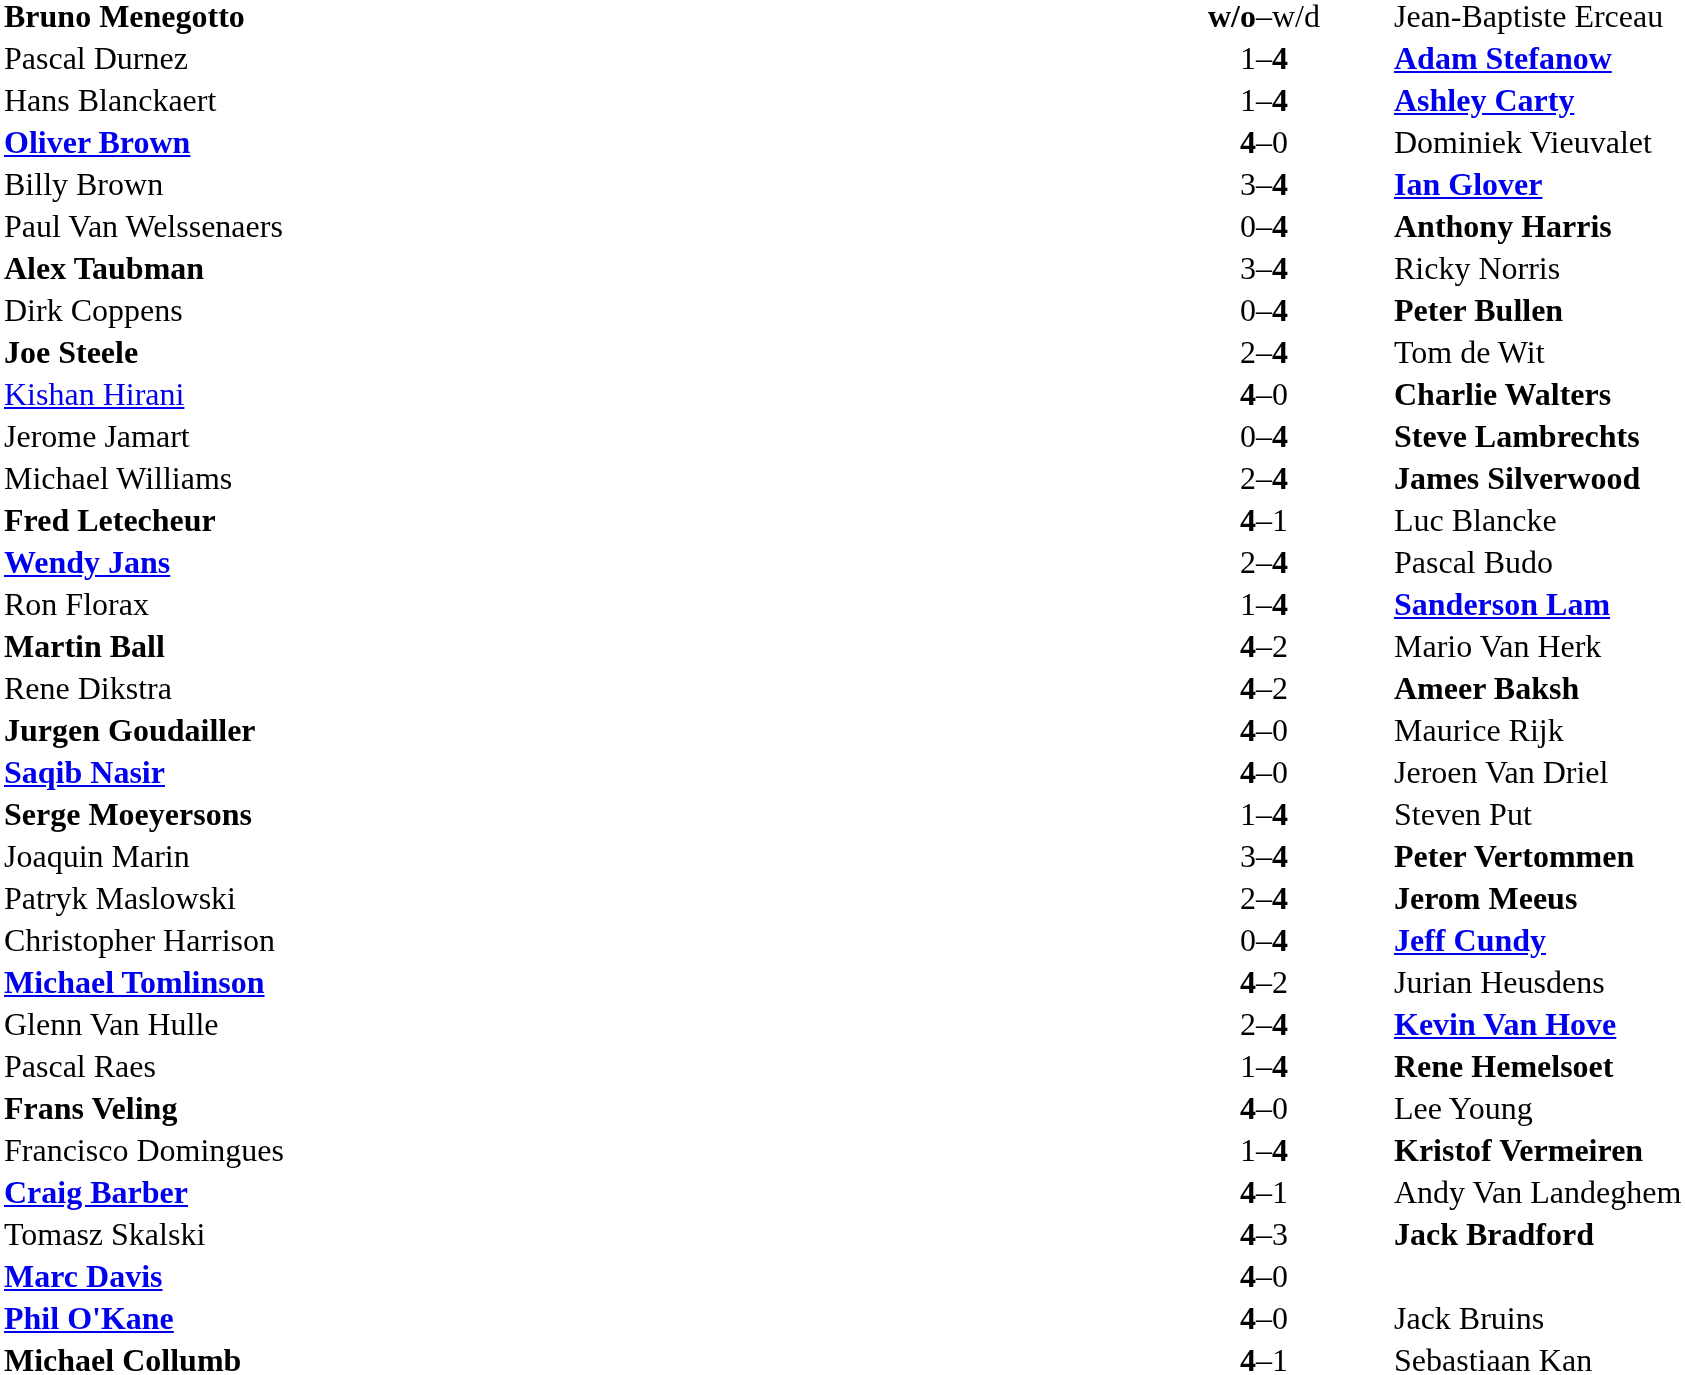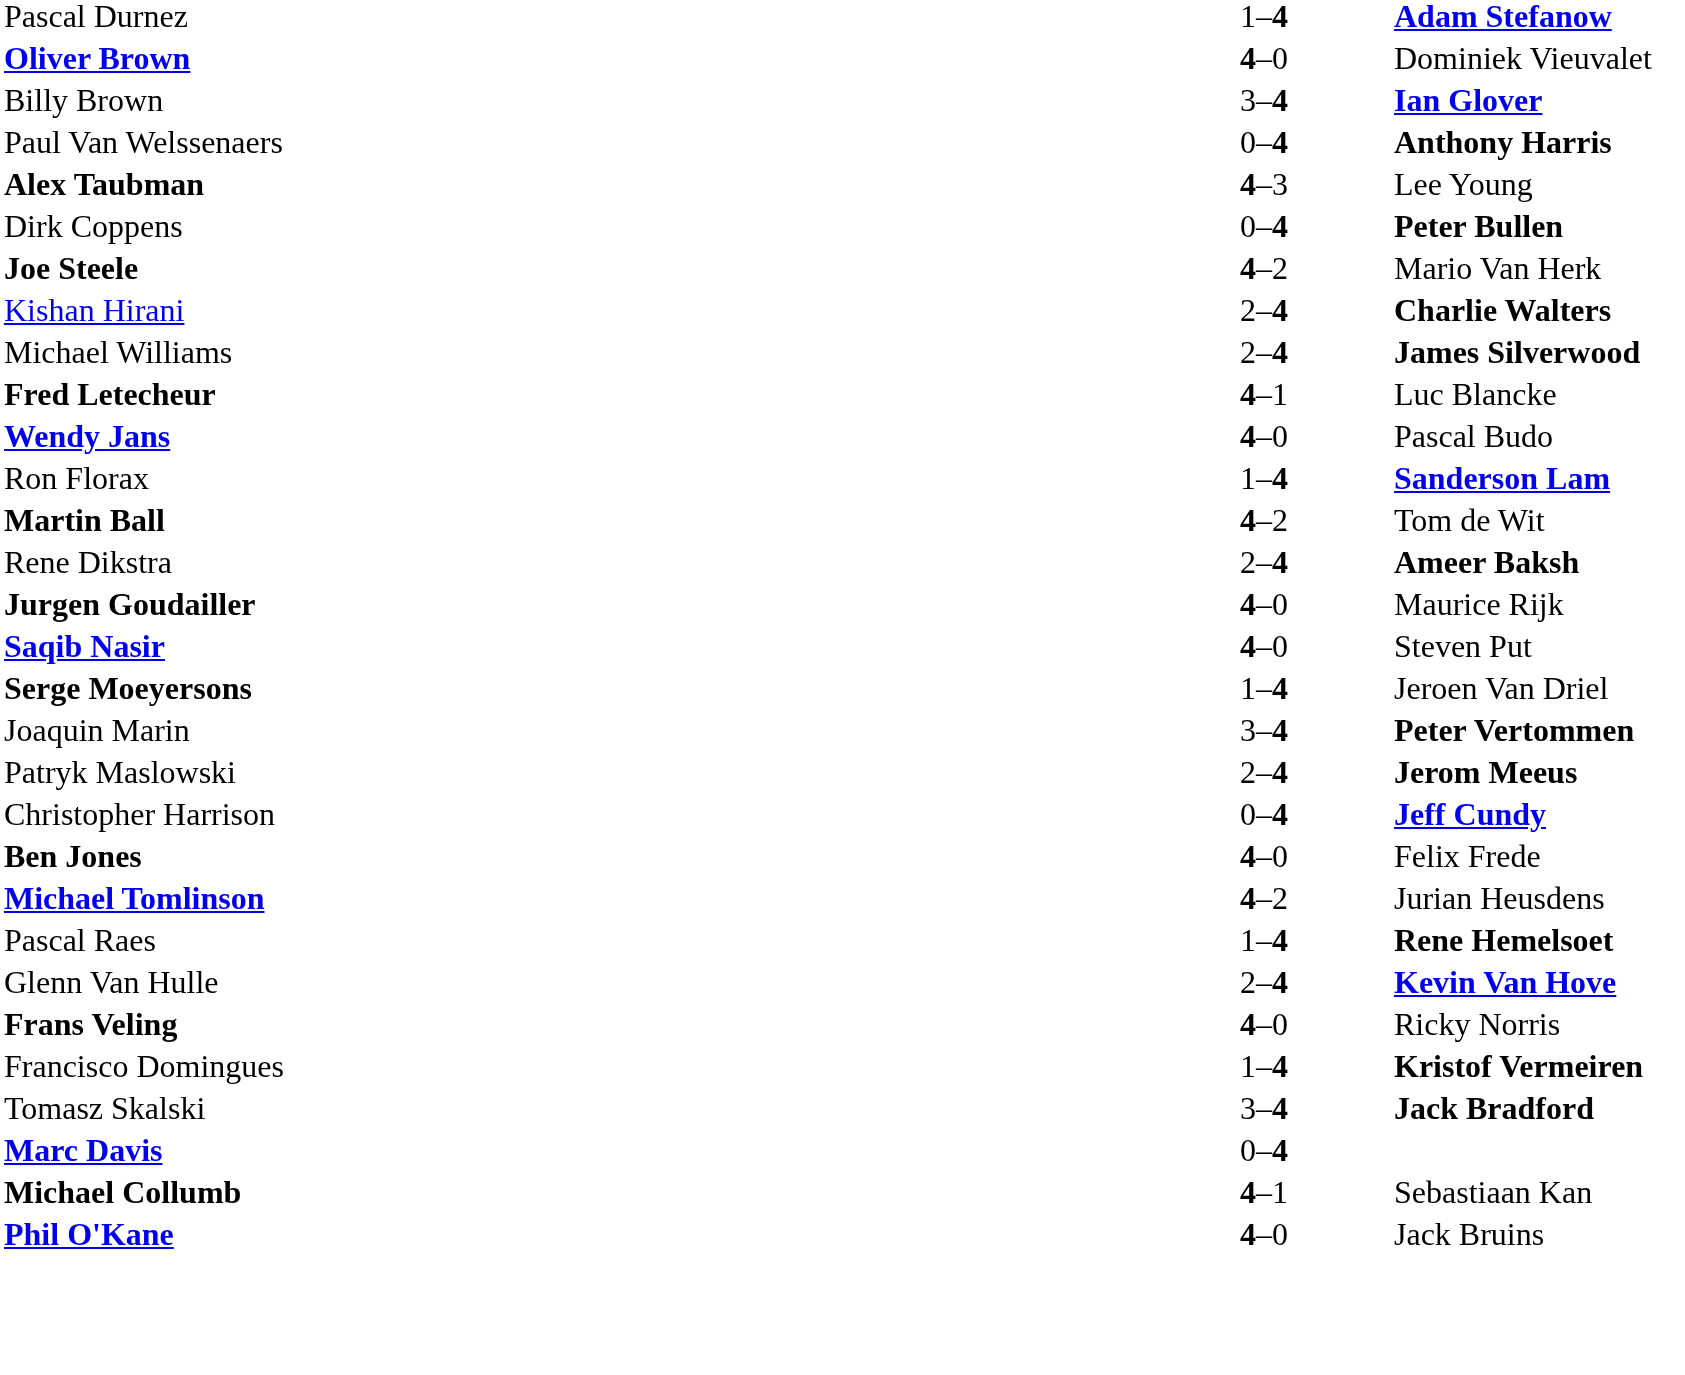- row: (124, 16)
- row: (110, 100)
(1264, 268) 3–4 -> (1264, 184) 4–3
(1477, 268) Ricky Norris -> (1463, 184) Lee Young
(1264, 352) 2–4 -> (1264, 268) 4–2
(1469, 352) Tom de Wit -> (1498, 268) Mario Van Herk
(1264, 394) 4–0 -> (1264, 310) 2–4
- row: (97, 436)
(1264, 562) 2–4 -> (1264, 436) 4–0
(1498, 646) Mario Van Herk -> (1469, 520) Tom de Wit
(1264, 688) 4–2 -> (1264, 562) 2–4
(1501, 772) Jeroen Van Driel -> (1463, 646) Steven Put
(1463, 814) Steven Put -> (1501, 688) Jeroen Van Driel
+ row: (73, 856)
rows swapped: (111, 1024) <-> (80, 1066)
(1463, 1108) Lee Young -> (1477, 1024) Ricky Norris
- row: (96, 1192)
(1264, 1234) 4–3 -> (1264, 1108) 3–4
(1264, 1276) 4–0 -> (1264, 1150) 0–4
rows swapped: (89, 1318) <-> (123, 1360)
